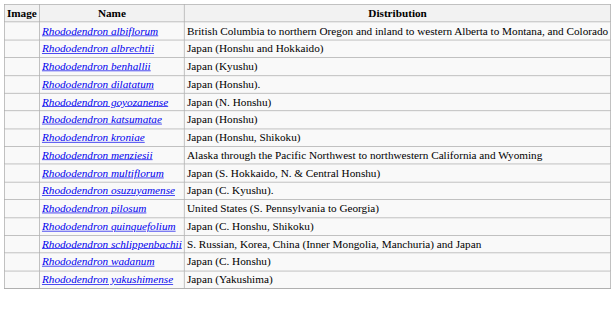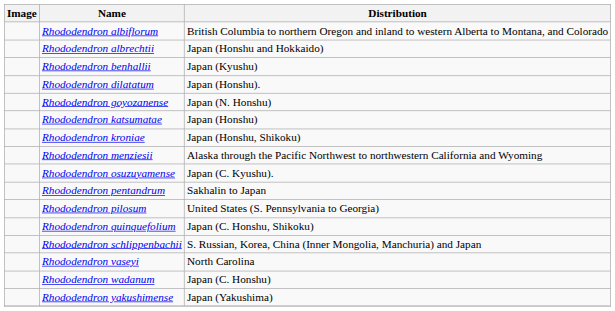- row: (103, 173)
+ row: (103, 191)
+ row: (90, 262)
